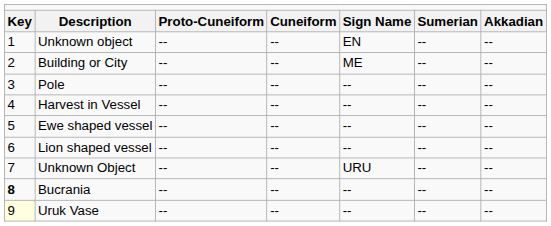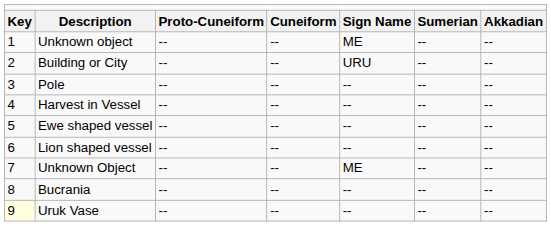(352, 42) EN -> (353, 42) ME
(353, 63) ME -> (357, 63) URU
(357, 168) URU -> (353, 168) ME
(11, 189) bold -> (11, 189) normal
